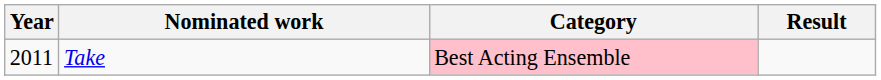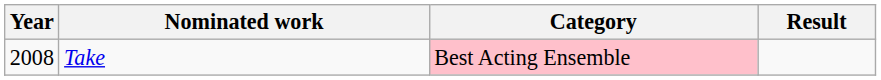(31, 57) 2011 -> (32, 57) 2008
